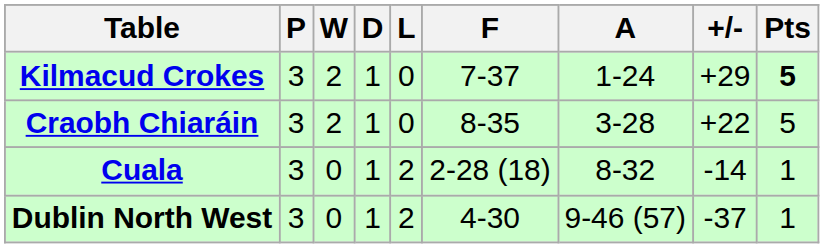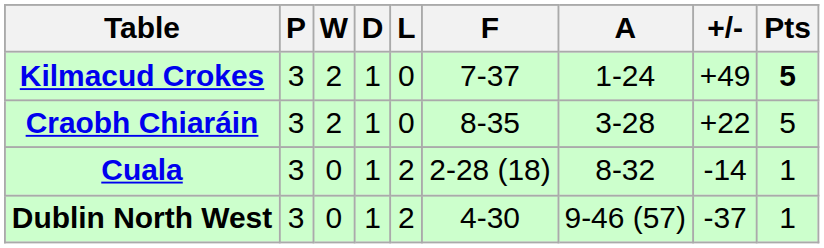(725, 75) +29 -> (725, 75) +49
